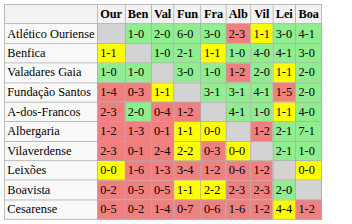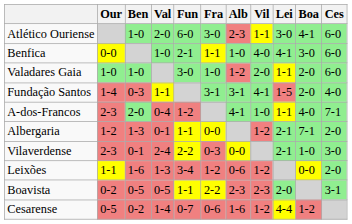+ column: (334, 14)
(108, 53) 1-1 -> (108, 53) 0-0
(108, 170) 0-0 -> (108, 170) 1-1
